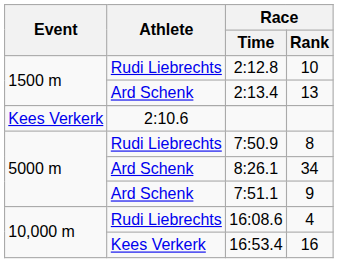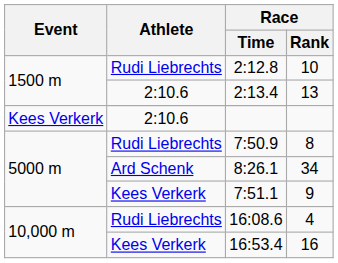(152, 93) Ard Schenk -> (166, 93) 2:10.6
(152, 194) Ard Schenk -> (158, 194) Kees Verkerk
